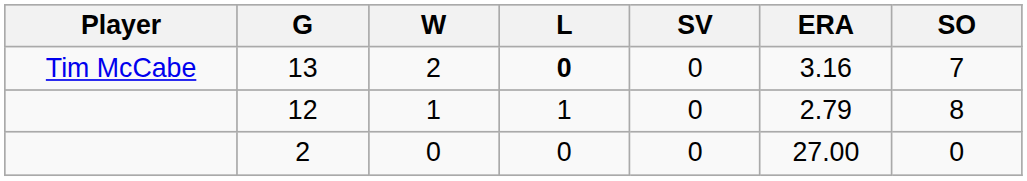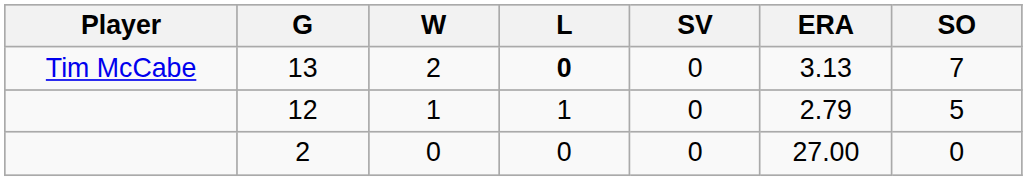(826, 68) 3.16 -> (826, 68) 3.13
(957, 110) 8 -> (957, 110) 5
